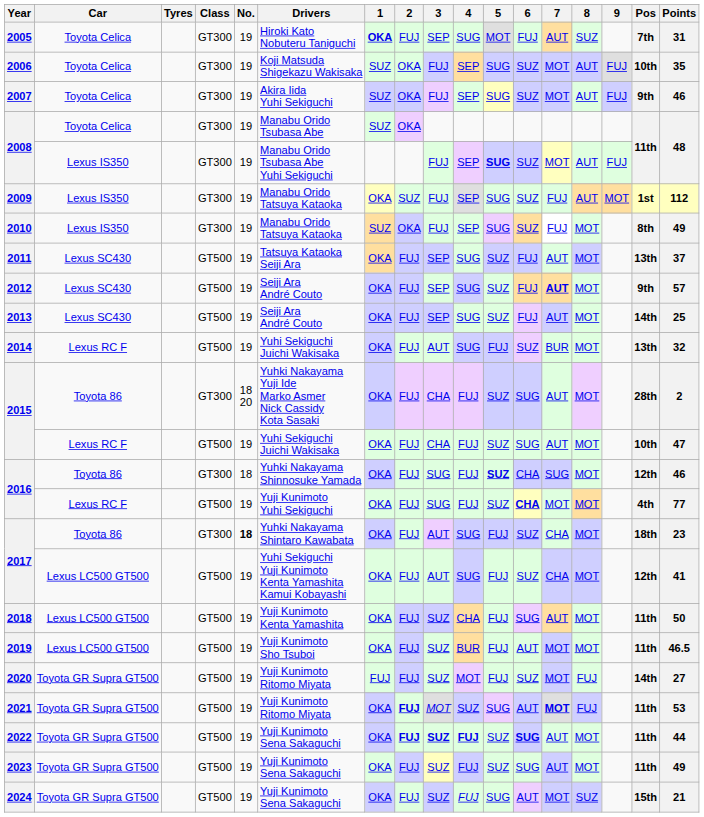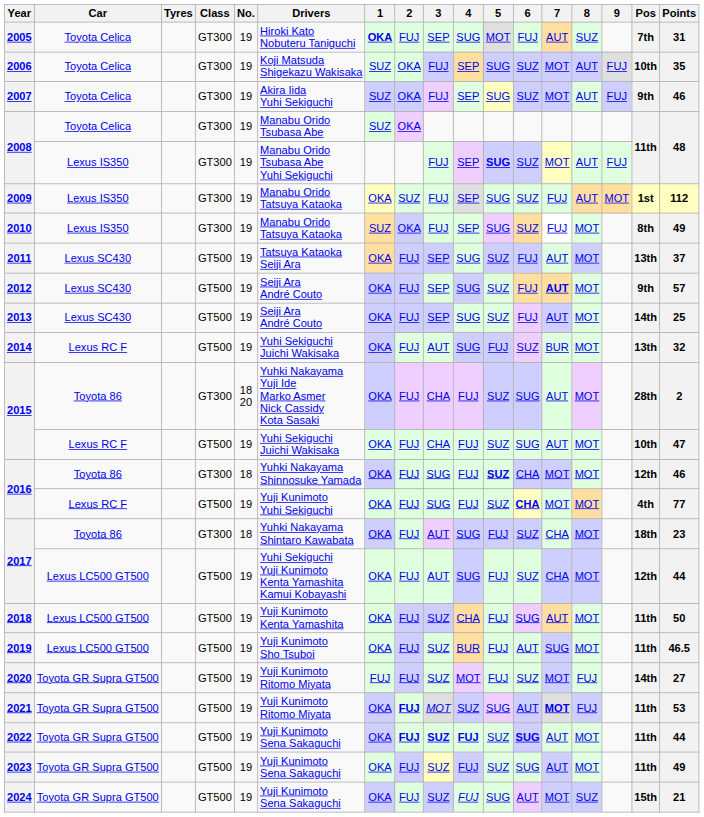(557, 474) SUG -> (557, 474) MOT
(246, 534) bold -> (246, 534) normal
(679, 576) 41 -> (679, 576) 44
(557, 648) MOT -> (557, 648) SUG
